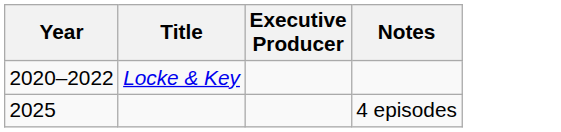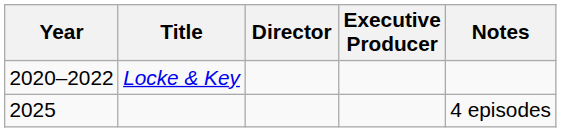+ column: (292, 32)
